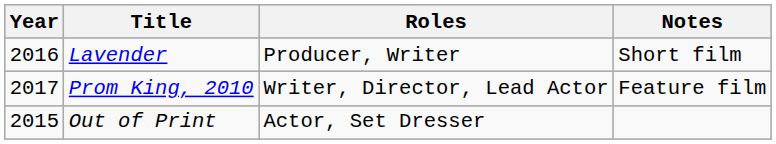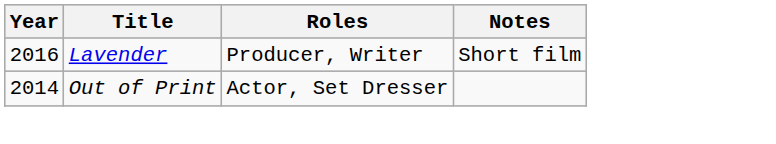- row: (161, 88)
(34, 122) 2015 -> (34, 88) 2014
